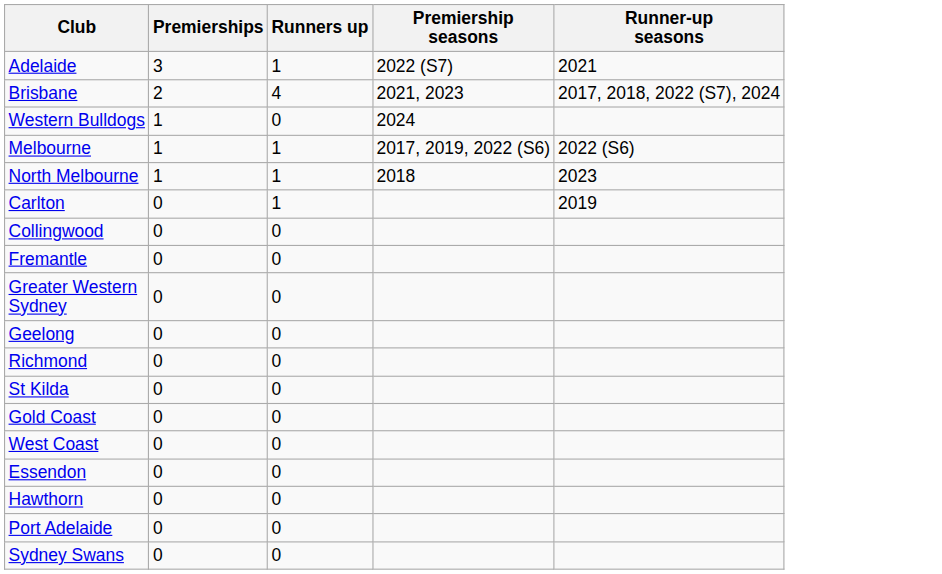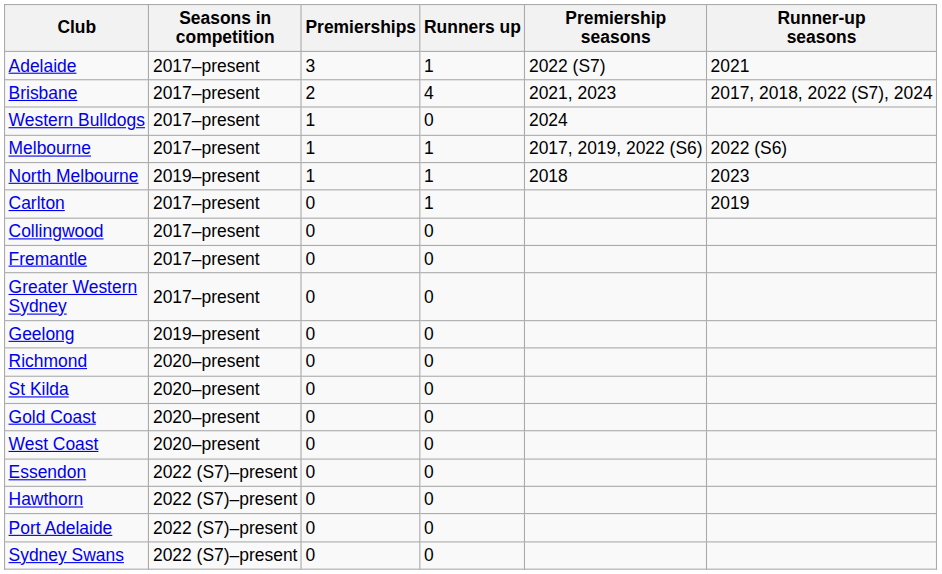+ column: (225, 28)
